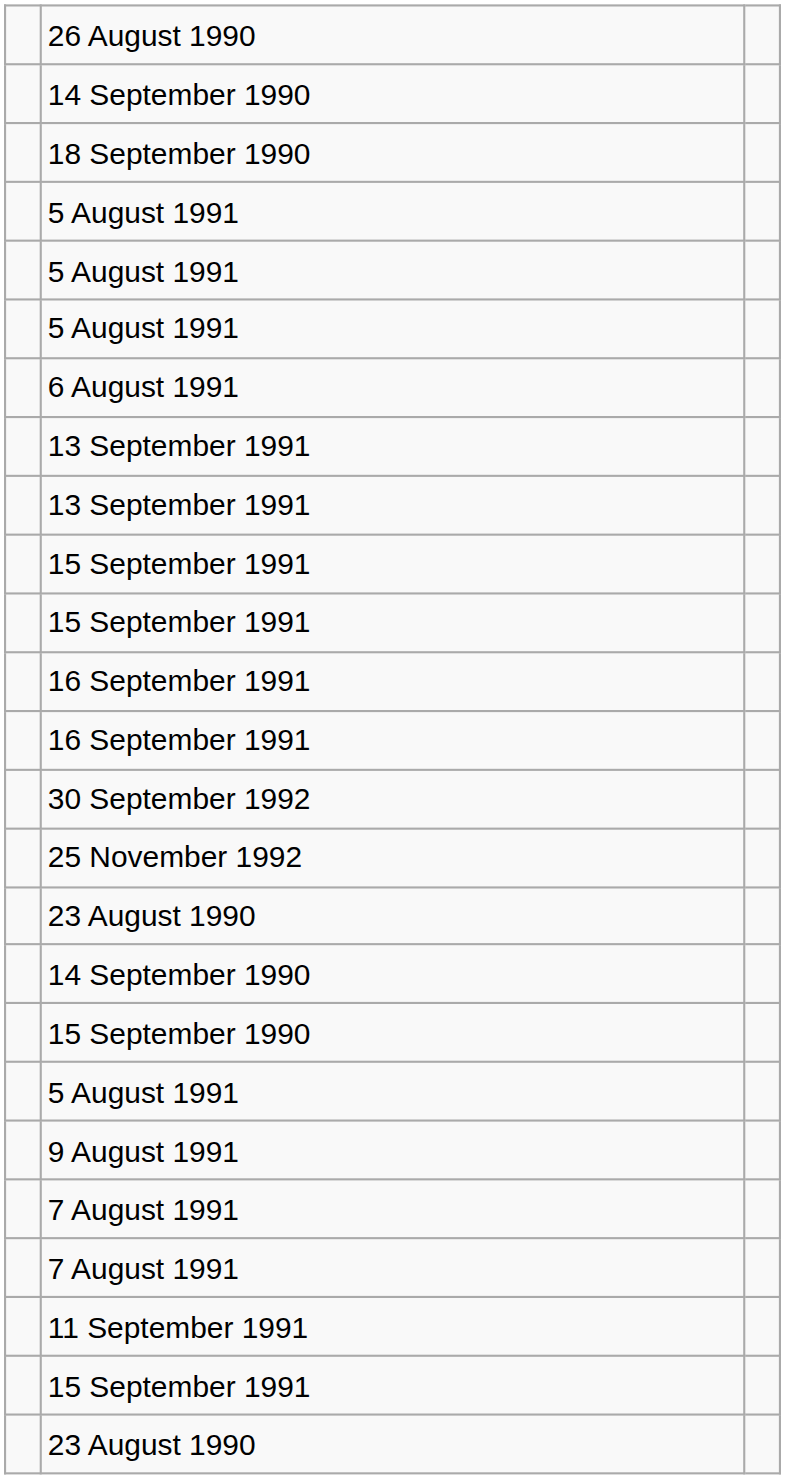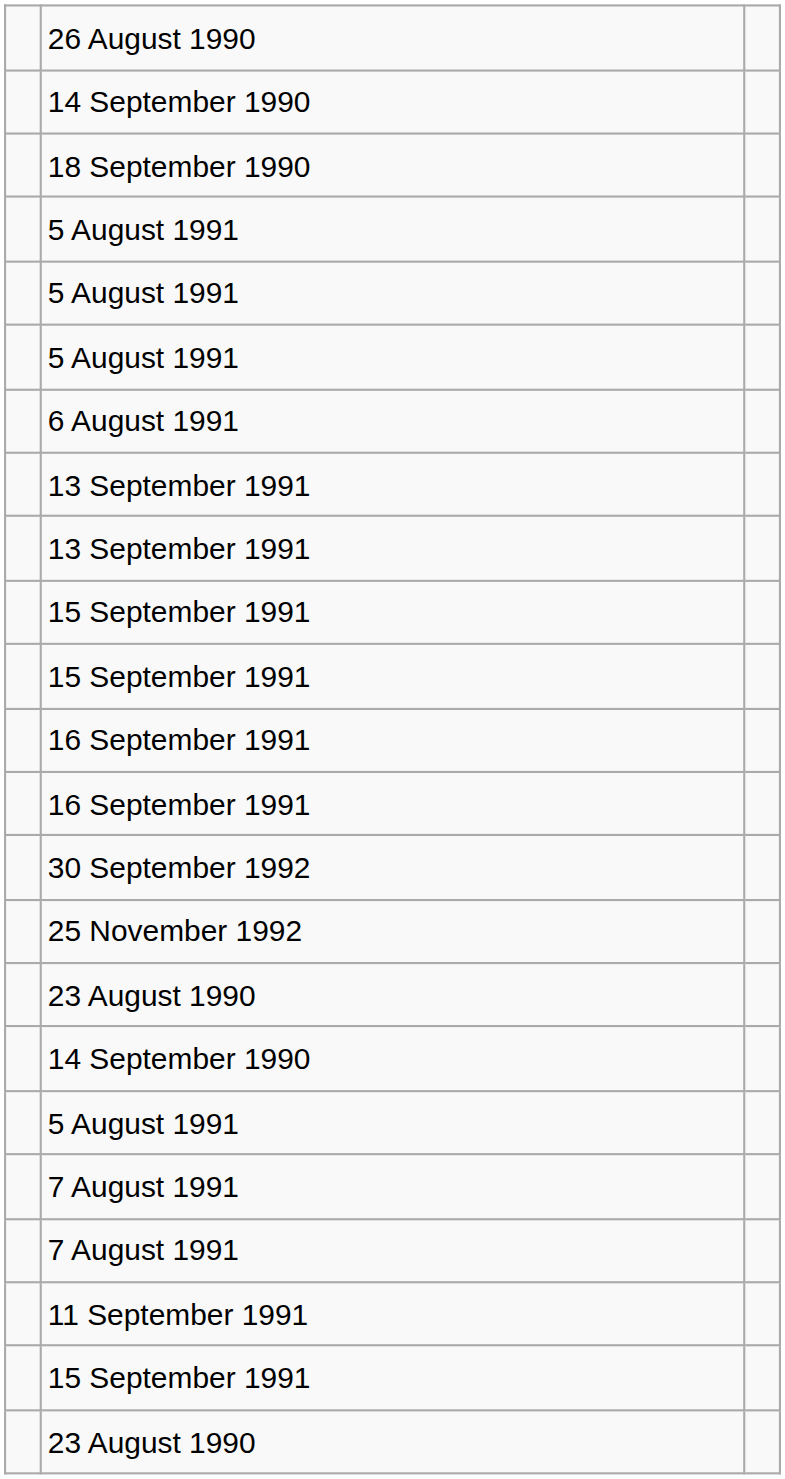- row: (23, 1033)
- row: (23, 1151)
